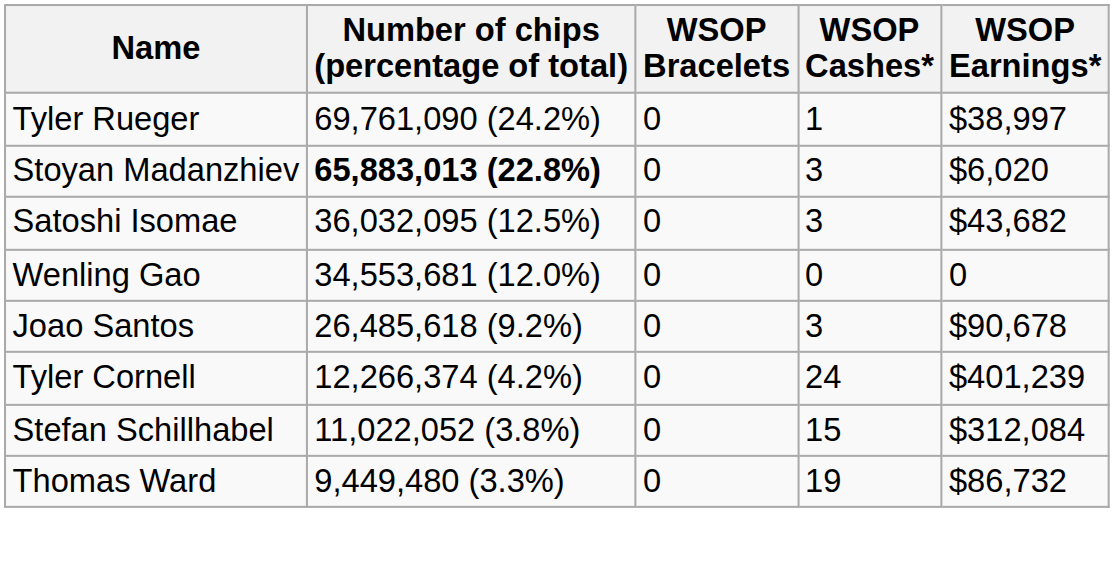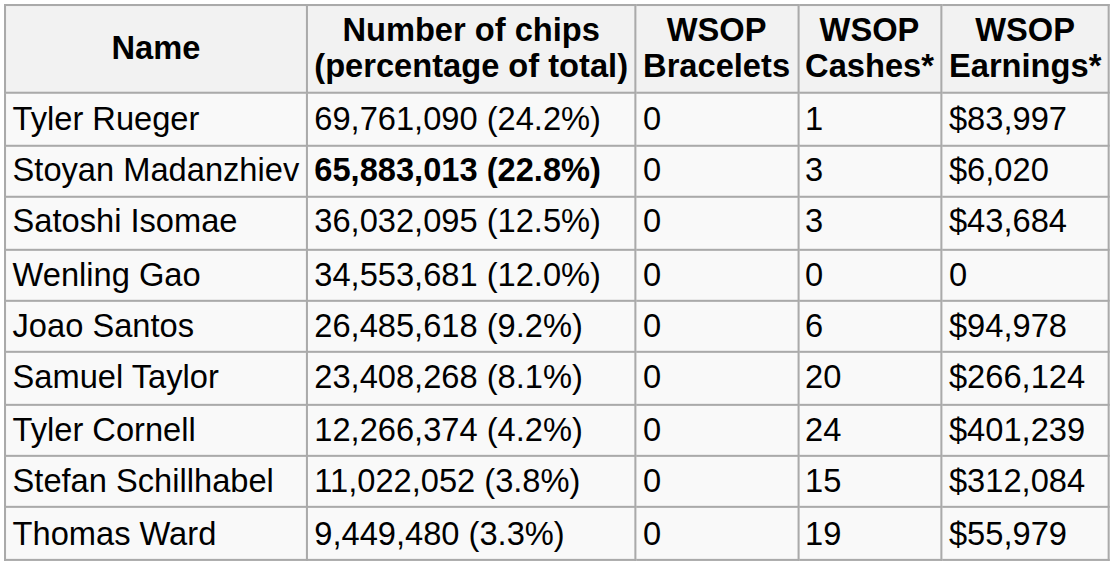(1008, 118) $38,997 -> (1008, 118) $83,997
(1008, 222) $43,682 -> (1008, 222) $43,684
(814, 325) 3 -> (814, 325) 6
(1008, 325) $90,678 -> (1008, 325) $94,978
+ row: (116, 377)
(1008, 481) $86,732 -> (1008, 532) $55,979
